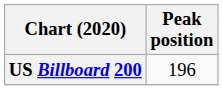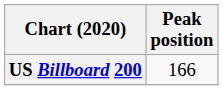(182, 69) 196 -> (182, 69) 166
